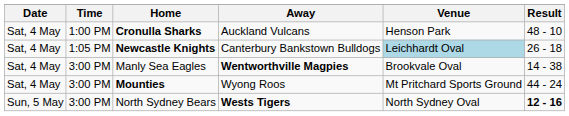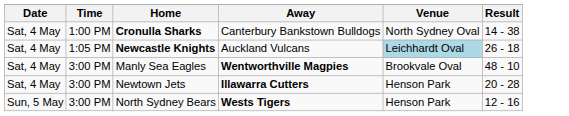(265, 31) Auckland Vulcans -> (301, 31) Canterbury Bankstown Bulldogs
(418, 31) Henson Park -> (433, 31) North Sydney Oval
(544, 31) 48 - 10 -> (502, 31) 14 - 38
(301, 48) Canterbury Bankstown Bulldogs -> (265, 48) Auckland Vulcans
(544, 66) 14 - 38 -> (502, 66) 48 - 10
+ row: (150, 84)
- row: (140, 84)
(433, 102) North Sydney Oval -> (418, 102) Henson Park
(544, 102) bold -> (502, 102) normal
